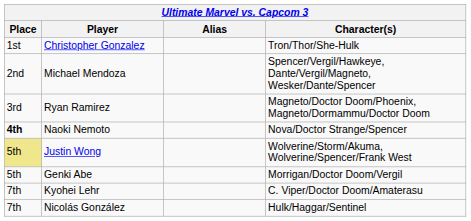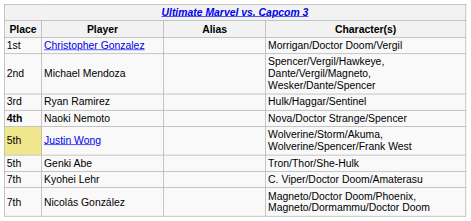(314, 45) Tron/Thor/She-Hulk -> (335, 45) Morrigan/Doctor Doom/Vergil
(349, 107) Magneto/Doctor Doom/Phoenix, Magneto/Dormammu/Doctor Doom -> (317, 102) Hulk/Haggar/Sentinel
(335, 175) Morrigan/Doctor Doom/Vergil -> (314, 163) Tron/Thor/She-Hulk
(317, 207) Hulk/Haggar/Sentinel -> (349, 202) Magneto/Doctor Doom/Phoenix, Magneto/Dormammu/Doctor Doom
